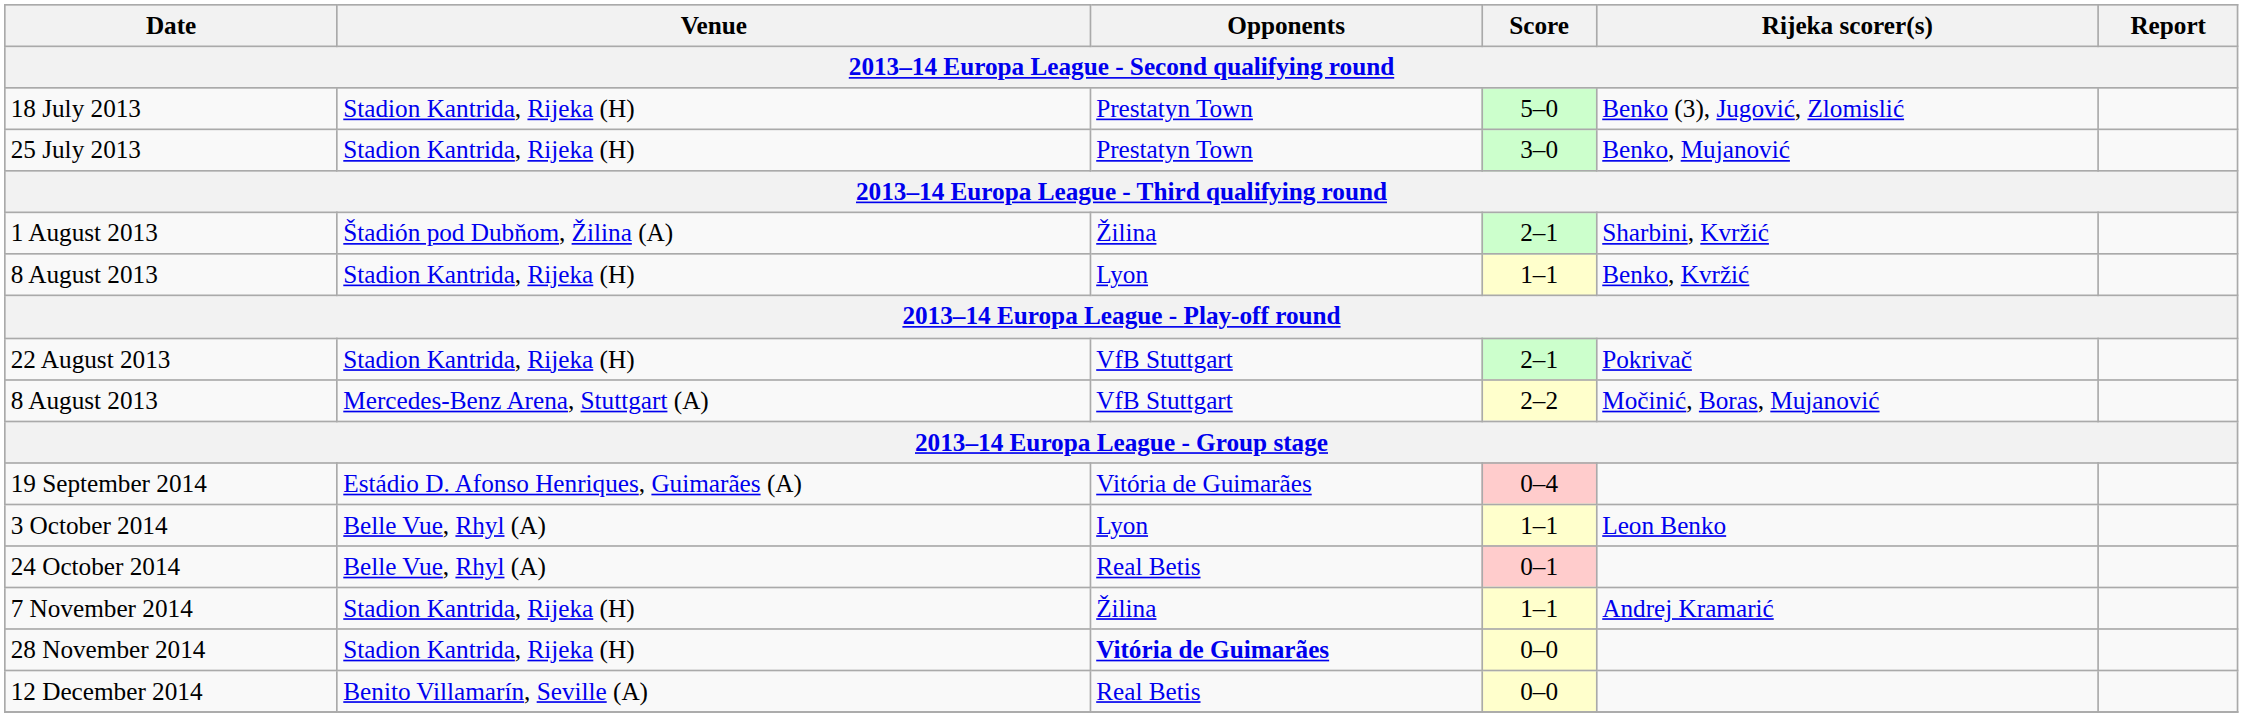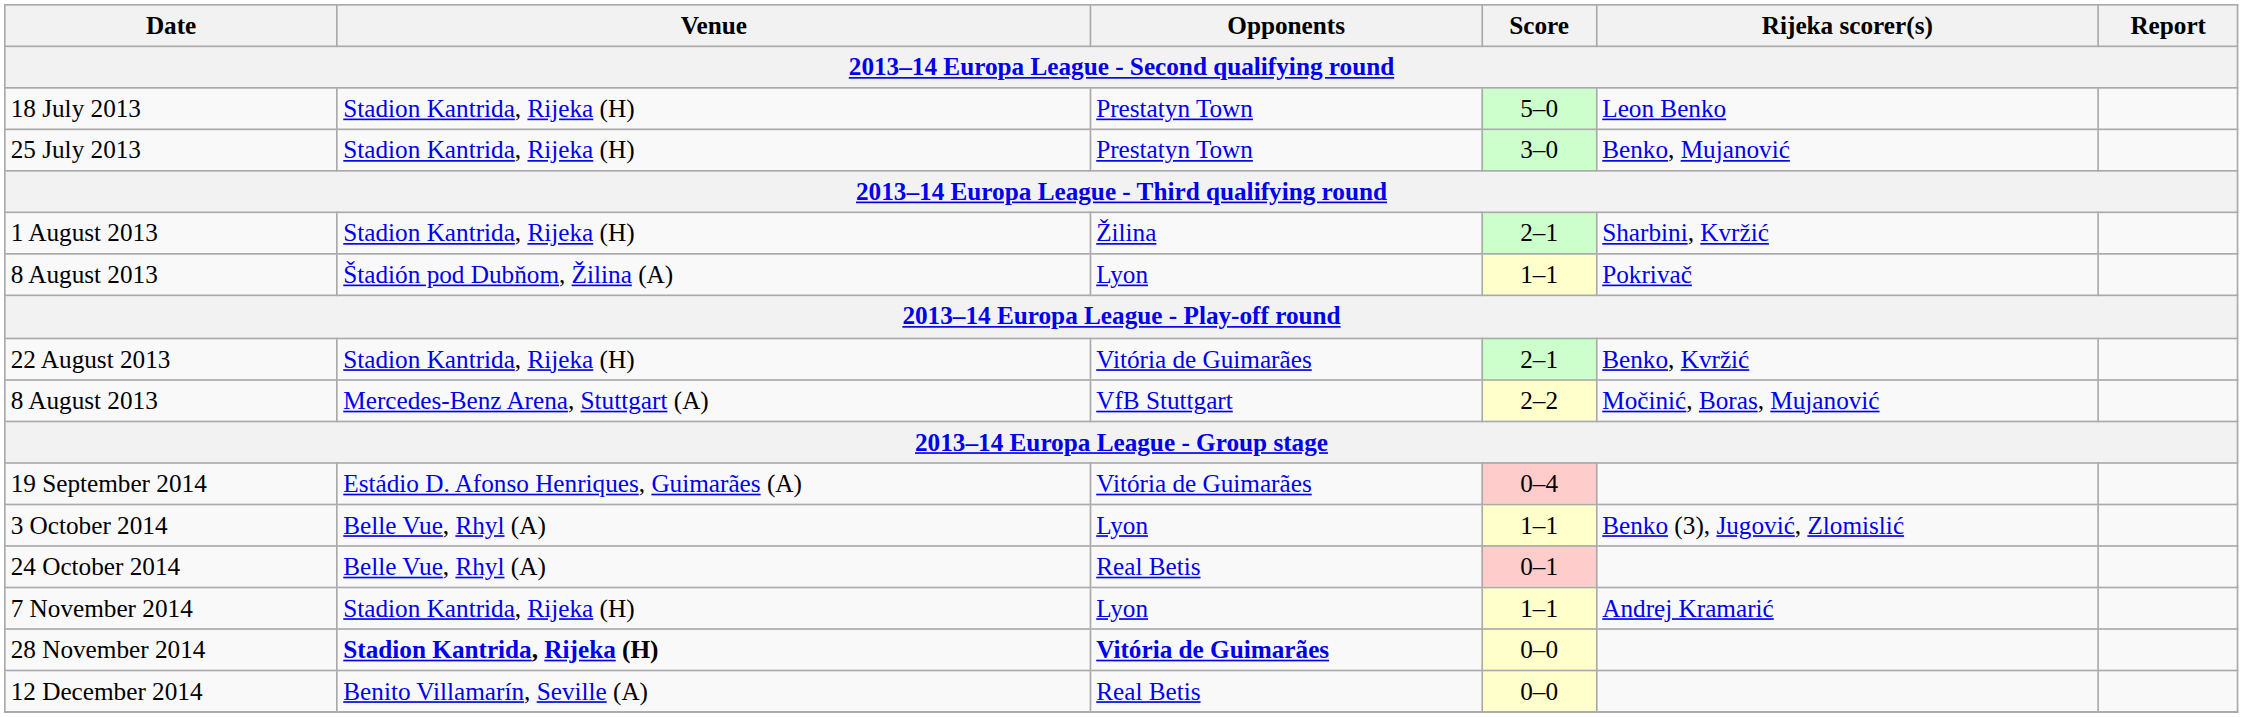(1753, 108) Benko (3), Jugović, Zlomislić -> (1664, 108) Leon Benko
(508, 233) Štadión pod Dubňom, Žilina (A) -> (489, 233) Stadion Kantrida, Rijeka (H)
(489, 275) Stadion Kantrida, Rijeka (H) -> (508, 275) Štadión pod Dubňom, Žilina (A)
(1676, 275) Benko, Kvržić -> (1647, 275) Pokrivač
(1164, 358) VfB Stuttgart -> (1204, 358) Vitória de Guimarães
(1647, 358) Pokrivač -> (1676, 358) Benko, Kvržić
(1664, 524) Leon Benko -> (1753, 524) Benko (3), Jugović, Zlomislić
(1126, 607) Žilina -> (1122, 607) Lyon
(489, 649) normal -> (501, 649) bold
